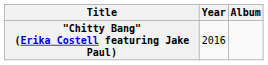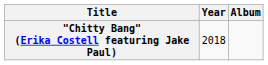(214, 40) 2016 -> (214, 40) 2018
